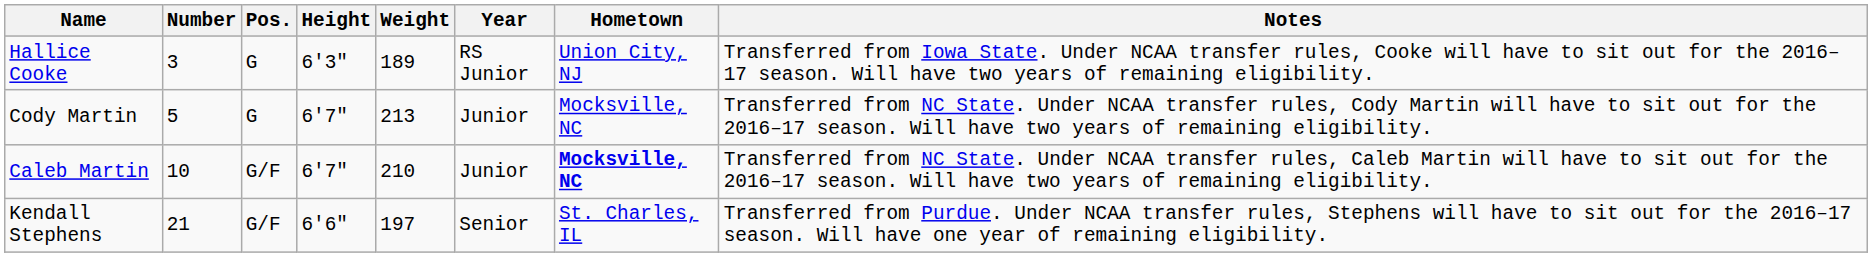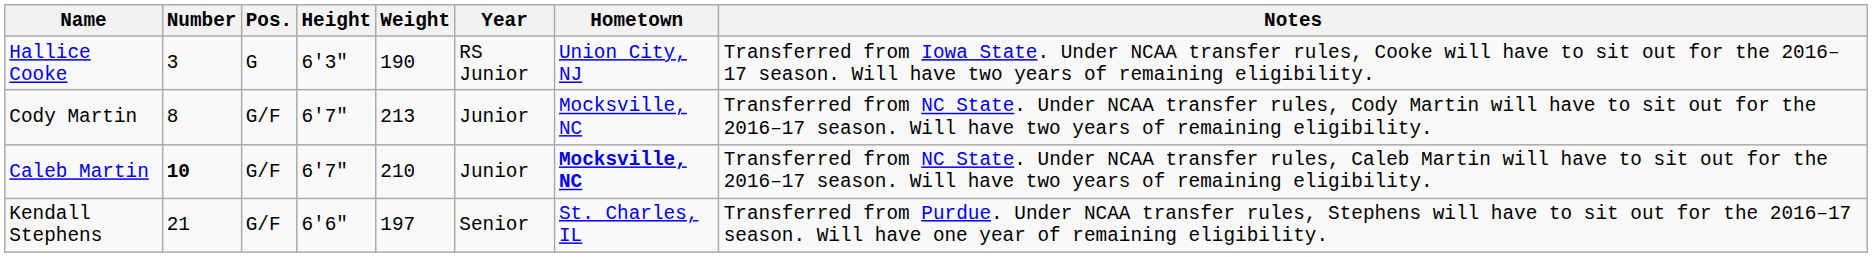(398, 63) 189 -> (398, 63) 190
(173, 117) 5 -> (173, 117) 8
(251, 117) G -> (263, 117) G/F
(178, 171) normal -> (178, 171) bold
